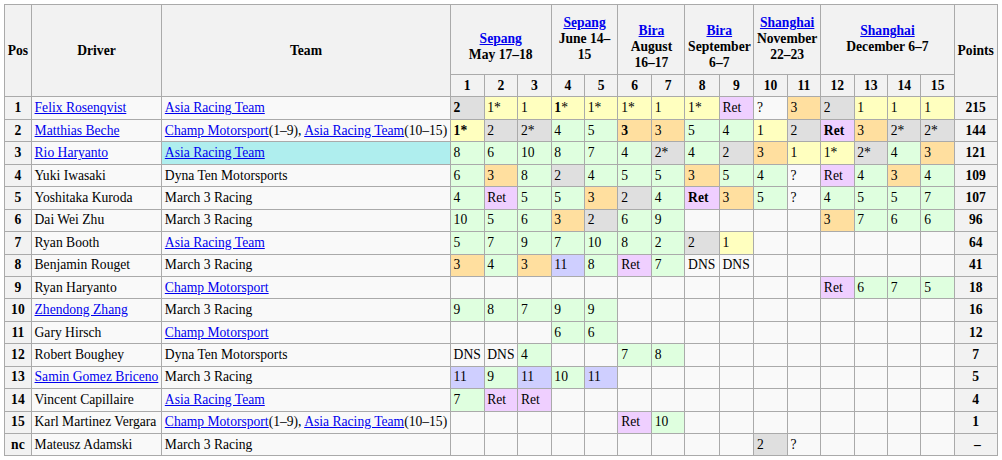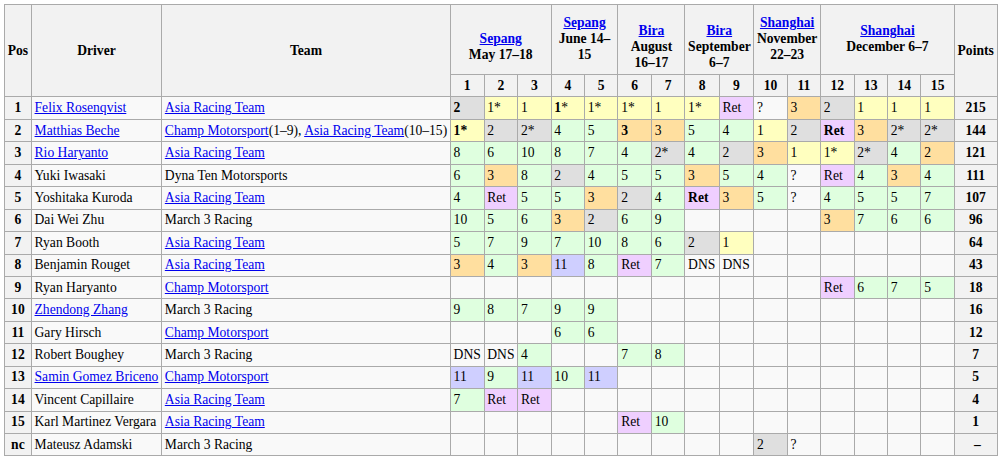(215, 153) paleturquoise background -> (215, 153) no background
(928, 153) 3 -> (928, 153) 2
(976, 175) 109 -> (976, 175) 111
(209, 197) March 3 Racing -> (215, 197) Asia Racing Team
(658, 242) 2 -> (658, 242) 6
(209, 265) March 3 Racing -> (215, 265) Asia Racing Team
(976, 265) 41 -> (976, 265) 43
(226, 354) Dyna Ten Motorsports -> (209, 354) March 3 Racing
(209, 377) March 3 Racing -> (217, 377) Champ Motorsport
(306, 422) Champ Motorsport(1–9), Asia Racing Team(10–15) -> (215, 422) Asia Racing Team
